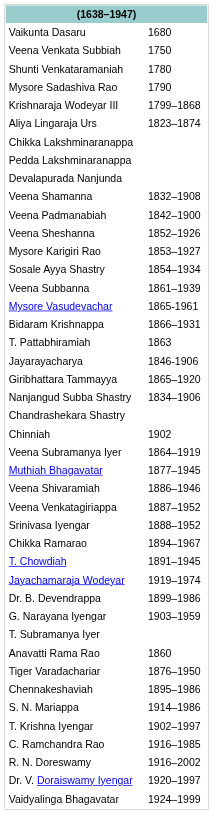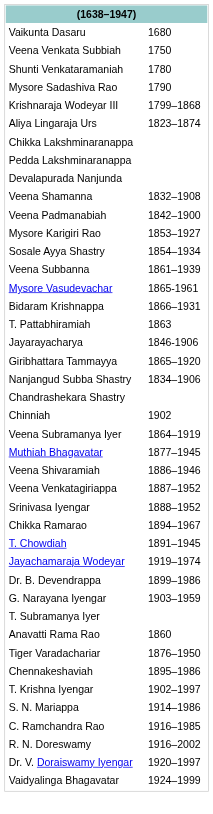- row: (52, 233)
rows swapped: (51, 726) <-> (44, 708)
